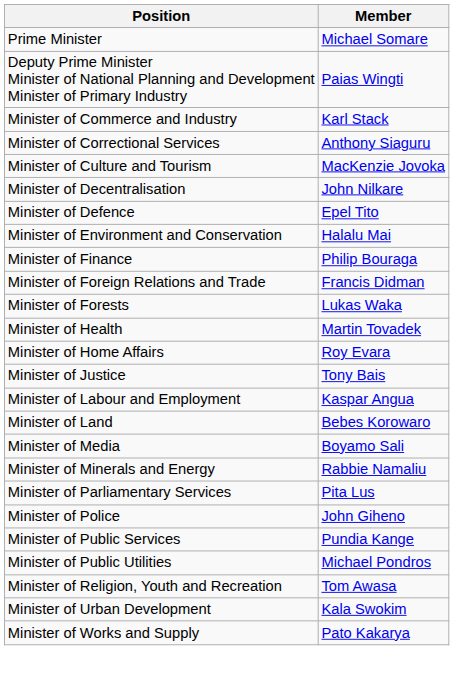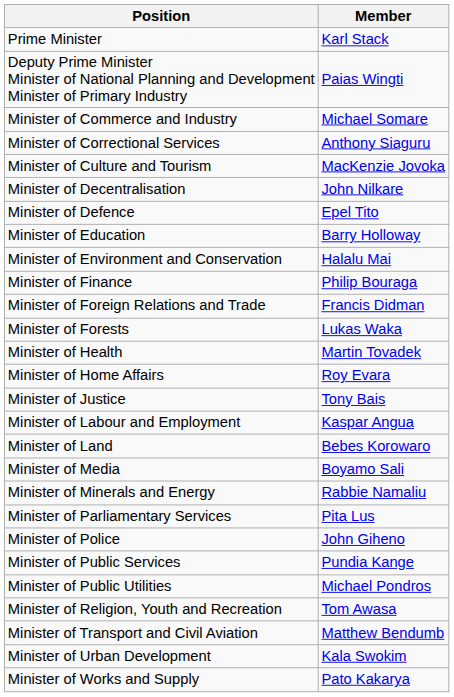(375, 39) Michael Somare -> (355, 39) Karl Stack
(355, 119) Karl Stack -> (375, 119) Michael Somare
+ row: (77, 236)
+ row: (133, 632)
